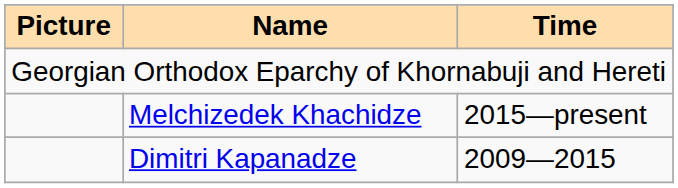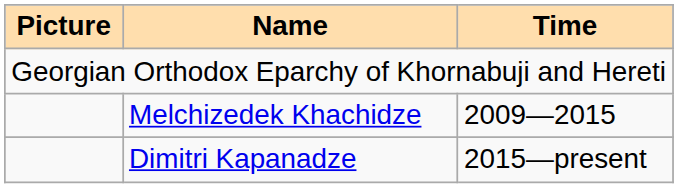(555, 114) 2015—present -> (540, 114) 2009—2015
(540, 159) 2009—2015 -> (555, 159) 2015—present
